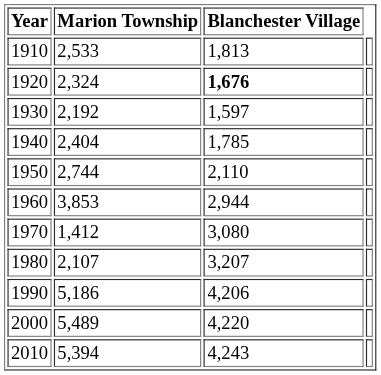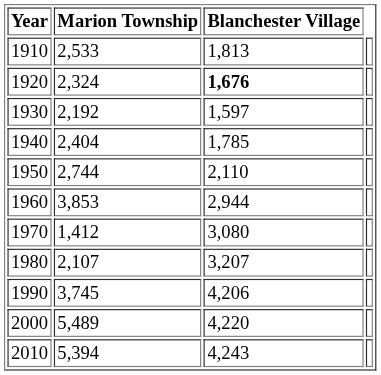(78, 292) 5,186 -> (78, 292) 3,745
